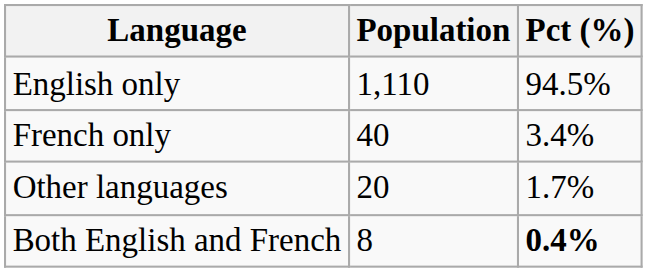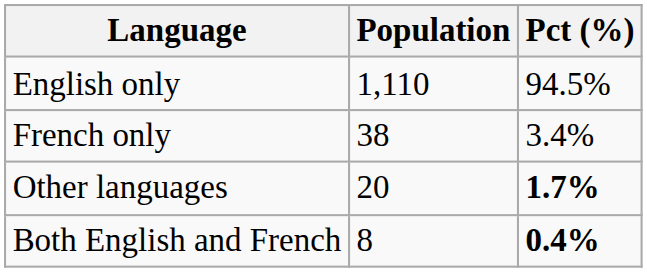(373, 135) 40 -> (373, 135) 38
(560, 187) normal -> (563, 187) bold
